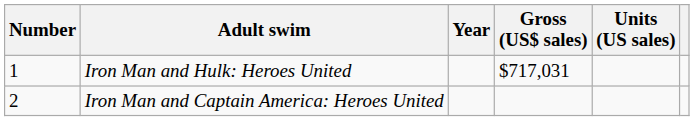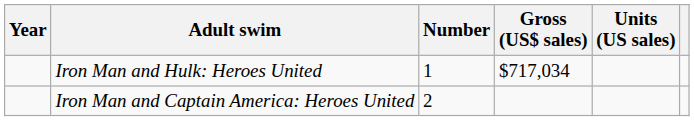columns swapped: (471, 30) <-> (43, 30)
(534, 70) $717,031 -> (534, 70) $717,034
